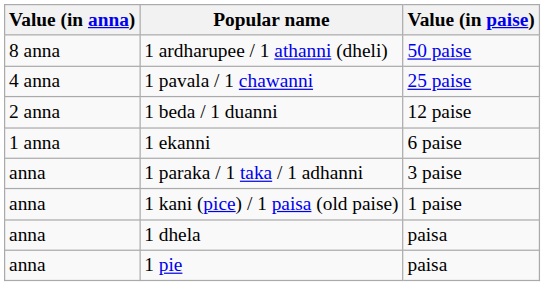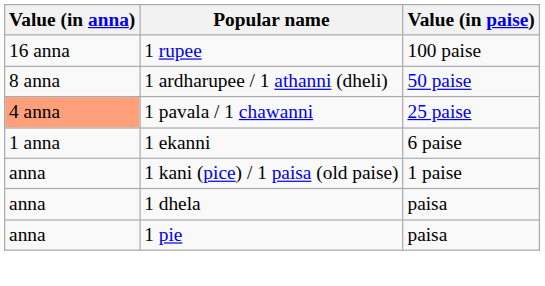+ row: (173, 50)
(35, 81) no background -> (35, 111) lightsalmon background
- row: (211, 111)
- row: (254, 173)
